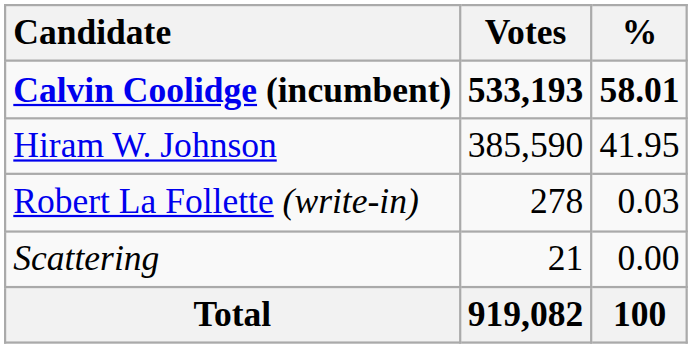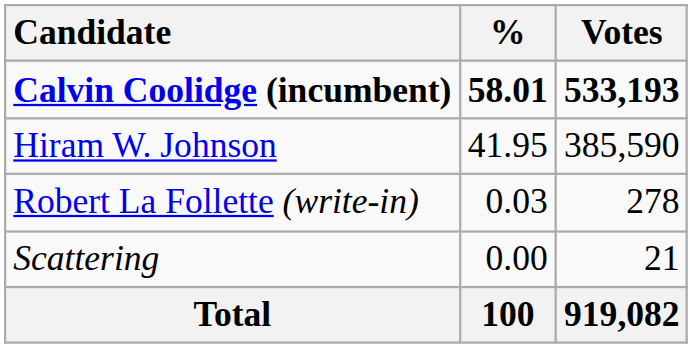columns swapped: (526, 32) <-> (640, 32)
